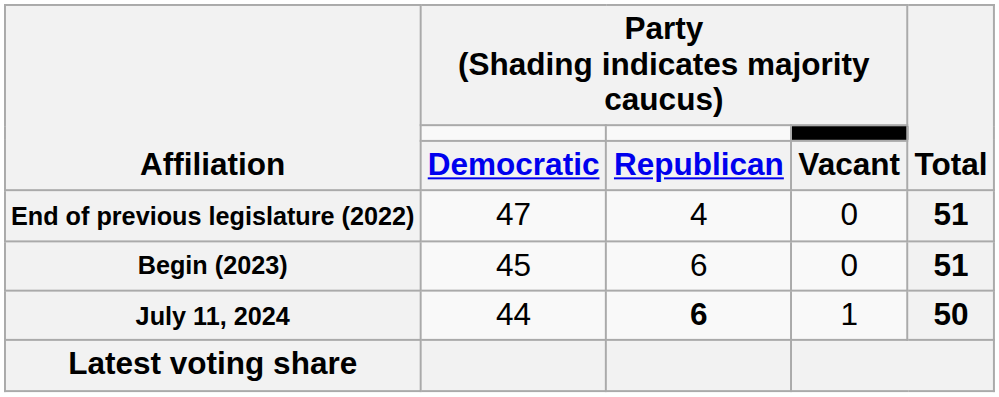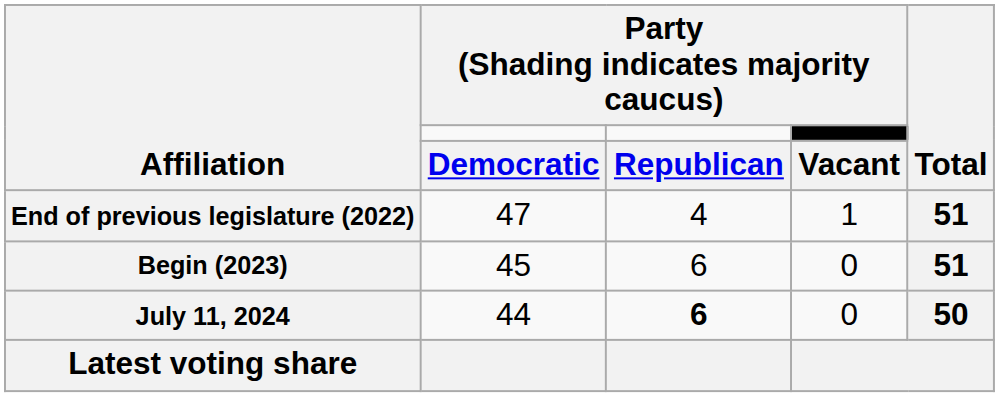(849, 214) 0 -> (849, 214) 1
(849, 314) 1 -> (849, 314) 0
